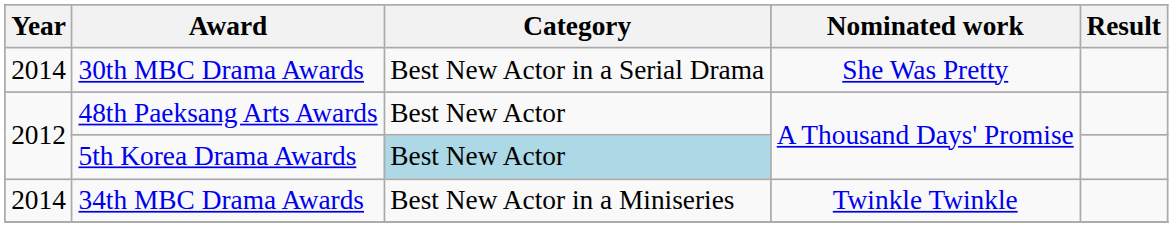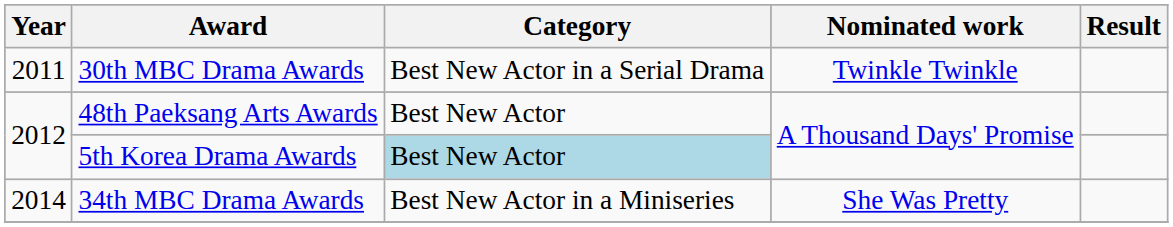(39, 69) 2014 -> (39, 69) 2011
(925, 69) She Was Pretty -> (925, 69) Twinkle Twinkle
(925, 199) Twinkle Twinkle -> (925, 199) She Was Pretty
